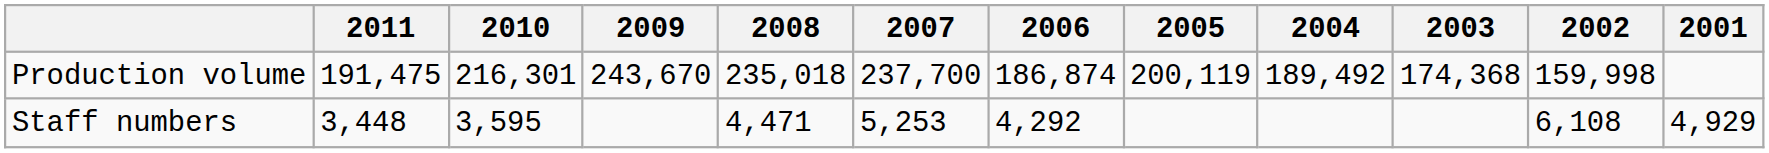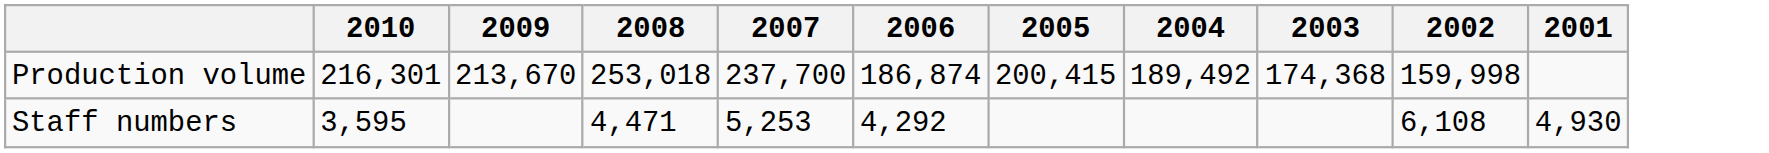- column: (381, 29)
(651, 76) 243,670 -> (516, 76) 213,670
(786, 76) 235,018 -> (651, 76) 253,018
(1191, 76) 200,119 -> (1056, 76) 200,415
(1713, 123) 4,929 -> (1578, 123) 4,930
